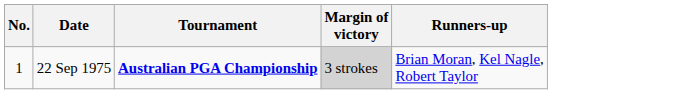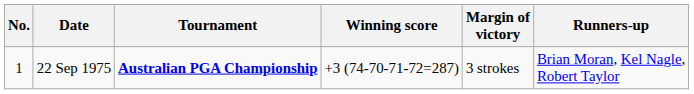+ column: (392, 25)
(351, 67) lightgrey background -> (493, 67) no background
